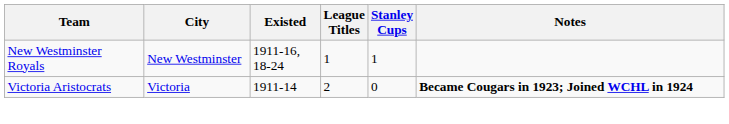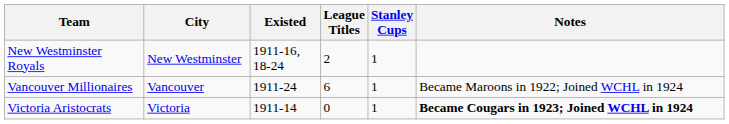(327, 58) 1 -> (327, 58) 2
+ row: (70, 87)
(327, 87) 2 -> (327, 108) 0
(374, 87) 0 -> (374, 108) 1
